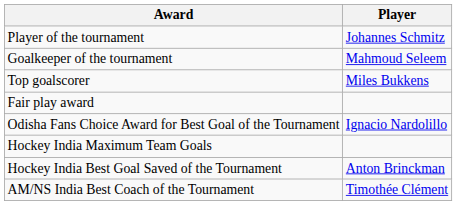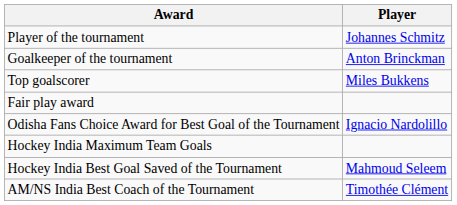(396, 59) Mahmoud Seleem -> (395, 59) Anton Brinckman
(395, 168) Anton Brinckman -> (396, 168) Mahmoud Seleem
